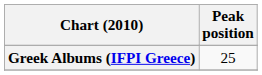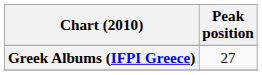(228, 57) 25 -> (228, 57) 27
